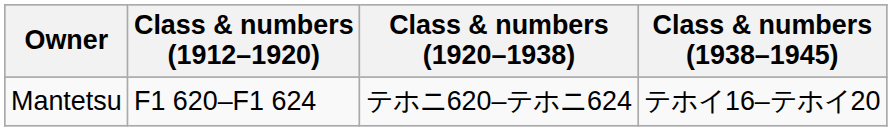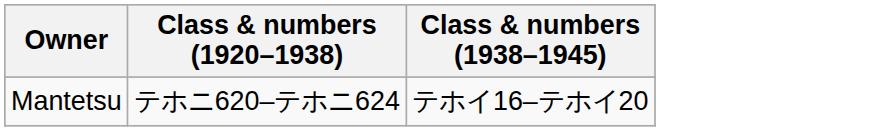- column: (244, 40)
